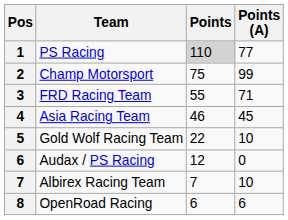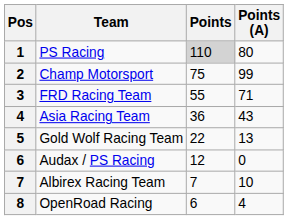(246, 52) 77 -> (246, 52) 80
(197, 117) 46 -> (197, 117) 36
(246, 117) 45 -> (246, 117) 43
(246, 138) 10 -> (246, 138) 13
(242, 203) 6 -> (242, 203) 4
